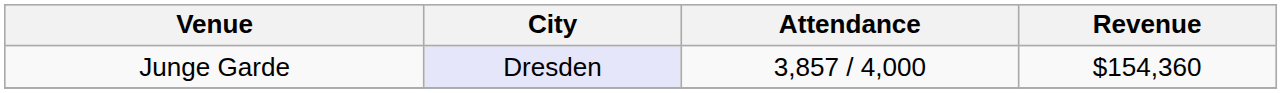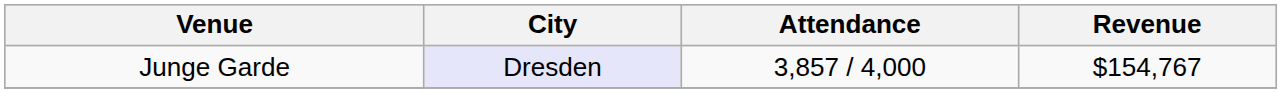(1147, 66) $154,360 -> (1147, 66) $154,767
